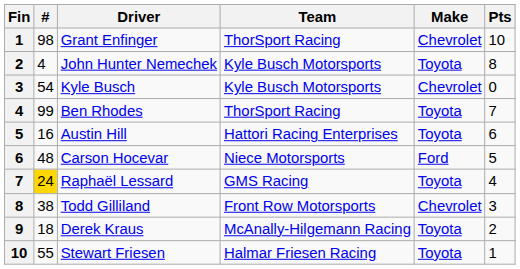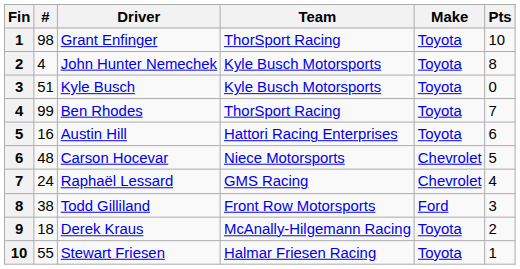(450, 40) Chevrolet -> (440, 40) Toyota
(45, 87) 54 -> (45, 87) 51
(450, 87) Chevrolet -> (440, 87) Toyota
(433, 158) Ford -> (450, 158) Chevrolet
(45, 182) gold background -> (45, 182) no background
(440, 182) Toyota -> (450, 182) Chevrolet
(450, 205) Chevrolet -> (433, 205) Ford
